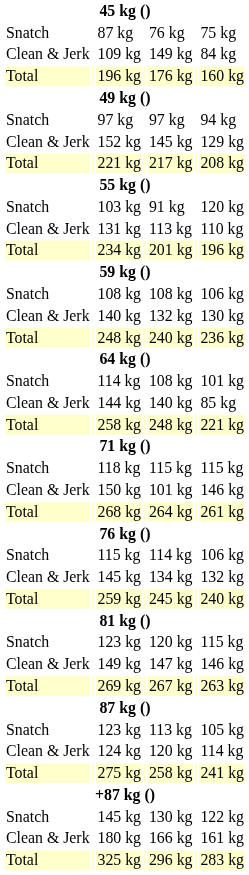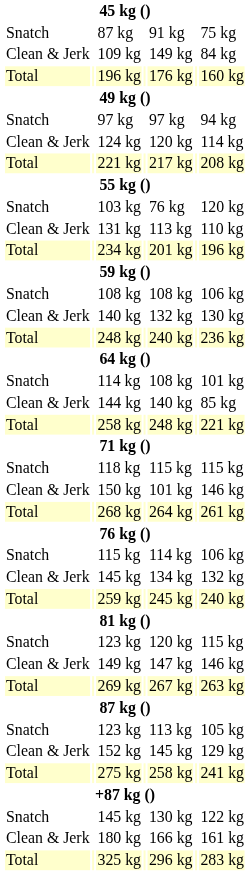(167, 32) 76 kg -> (167, 32) 91 kg
rows swapped: (48, 751) <-> (48, 141)
(167, 206) 91 kg -> (167, 206) 76 kg
